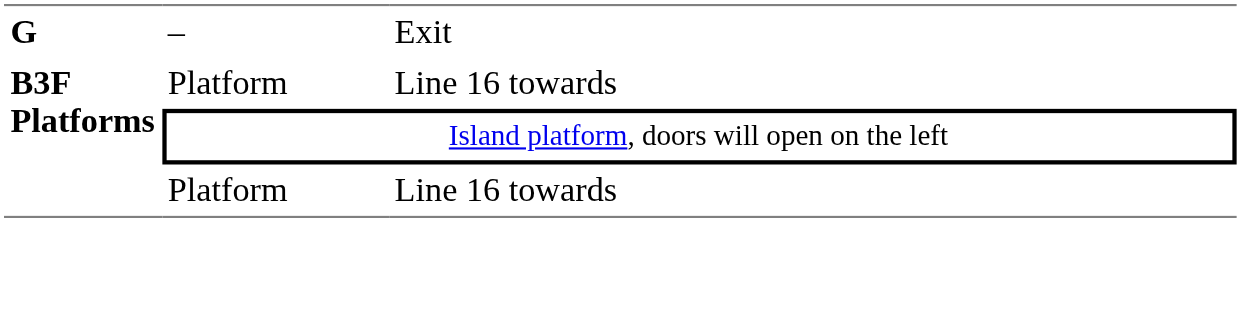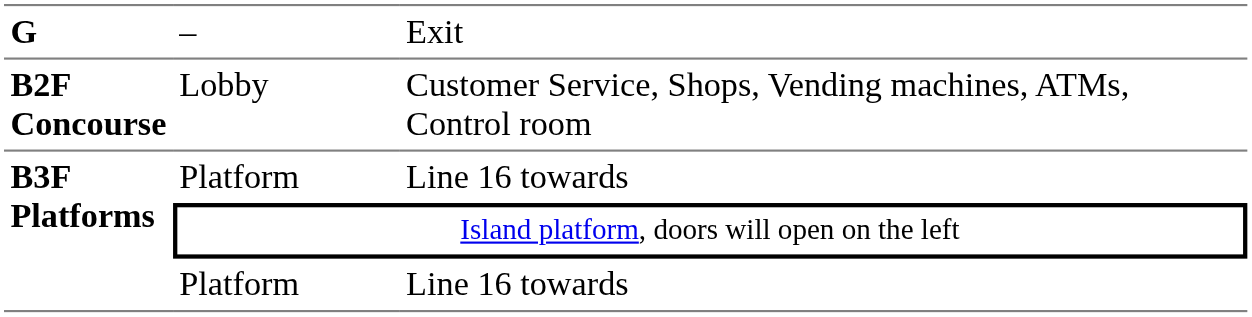+ row: (224, 84)
